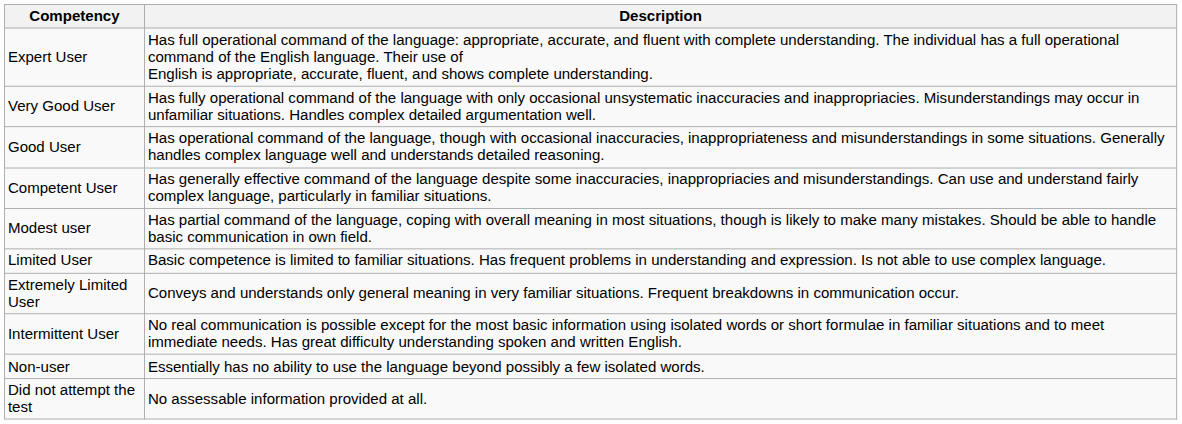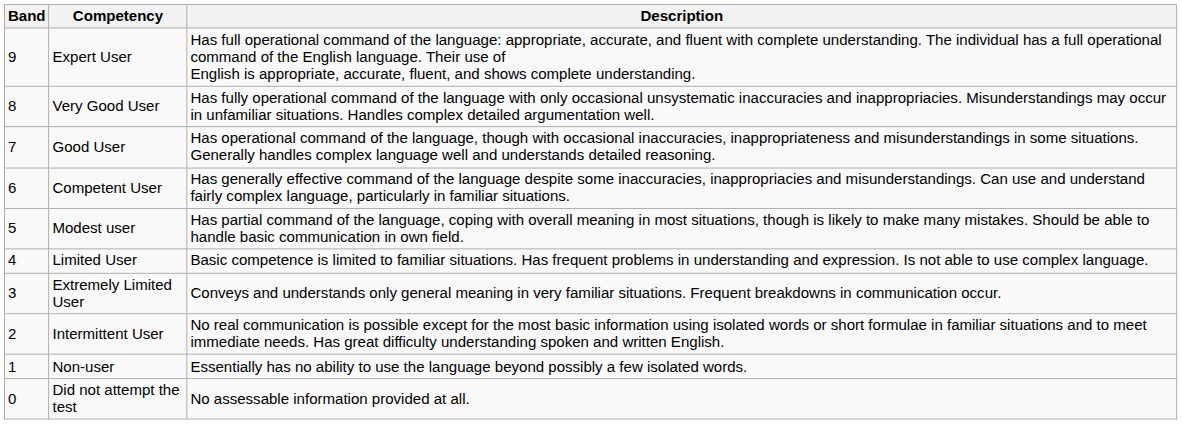+ column: (27, 16)
